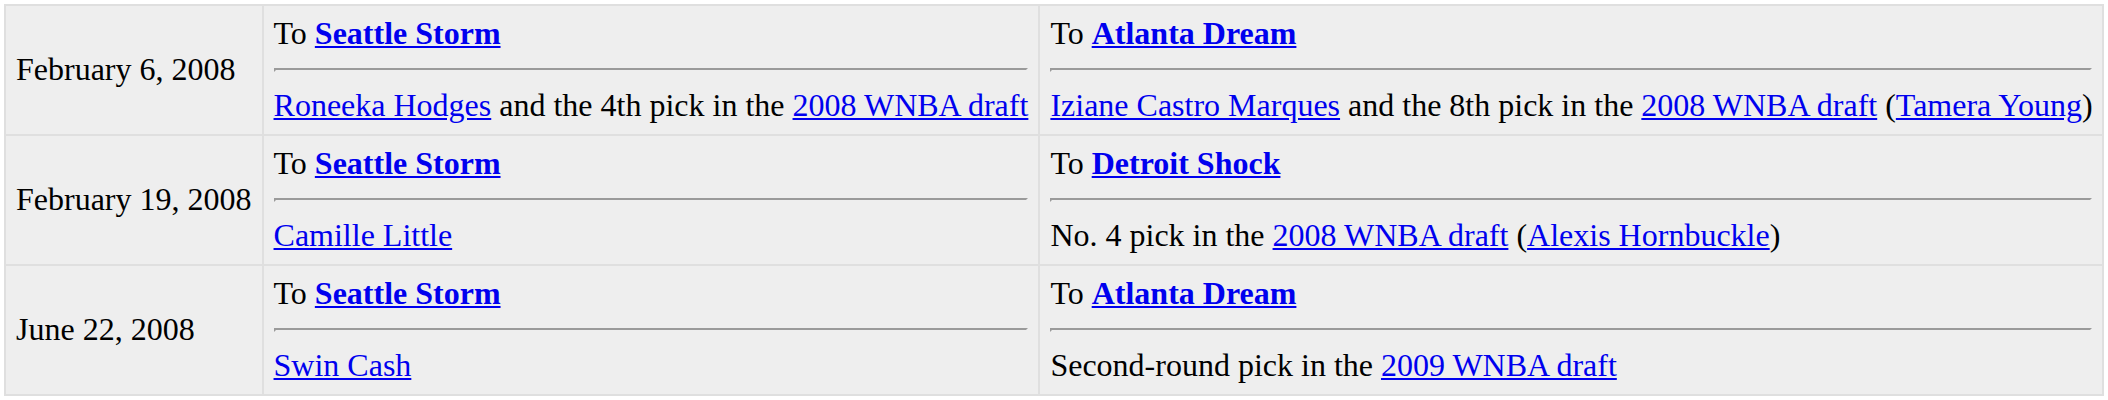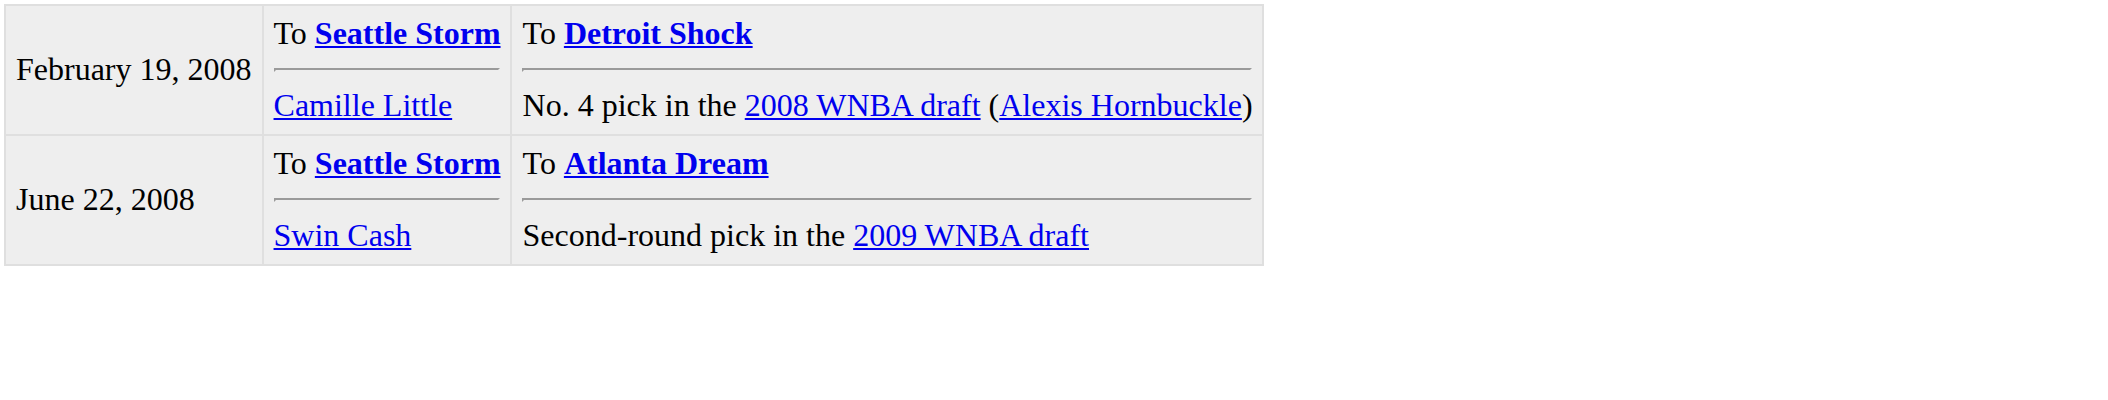- row: (126, 69)
